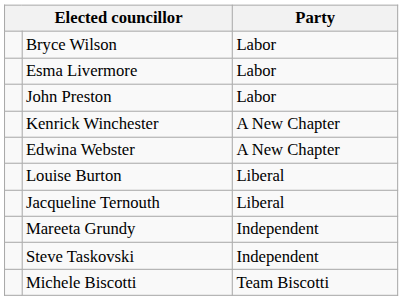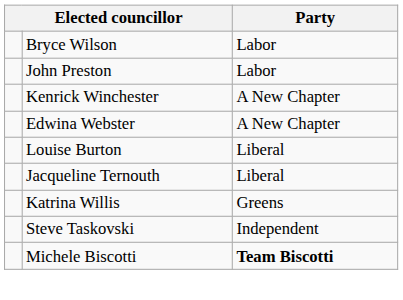- row: (82, 71)
+ row: (73, 203)
- row: (81, 229)
(283, 282) normal -> (285, 255) bold
